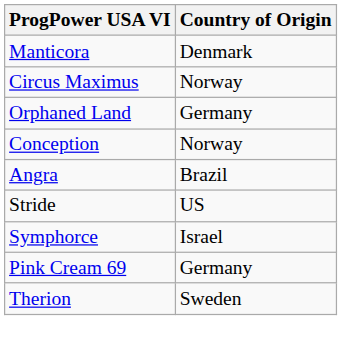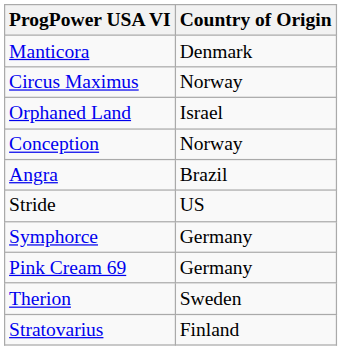(216, 112) Germany -> (201, 112) Israel
(201, 236) Israel -> (216, 236) Germany
+ row: (56, 329)
